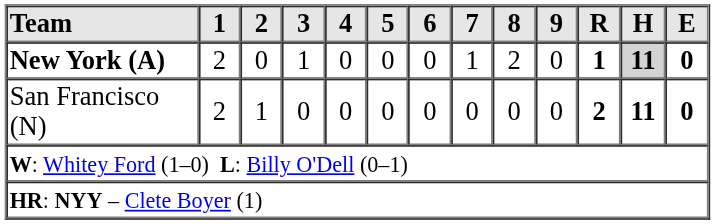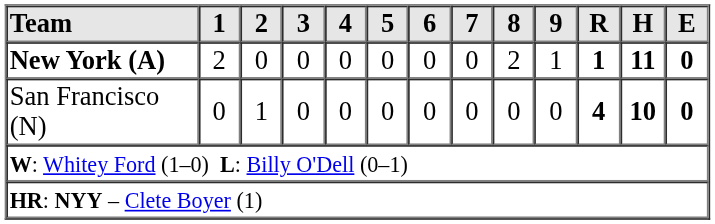(304, 60) 1 -> (303, 60) 0
(472, 60) 1 -> (472, 60) 0
(556, 60) 0 -> (556, 60) 1
(643, 60) lightgrey background -> (643, 60) no background
(219, 111) 2 -> (219, 111) 0
(599, 111) 2 -> (599, 111) 4
(643, 111) 11 -> (643, 111) 10
